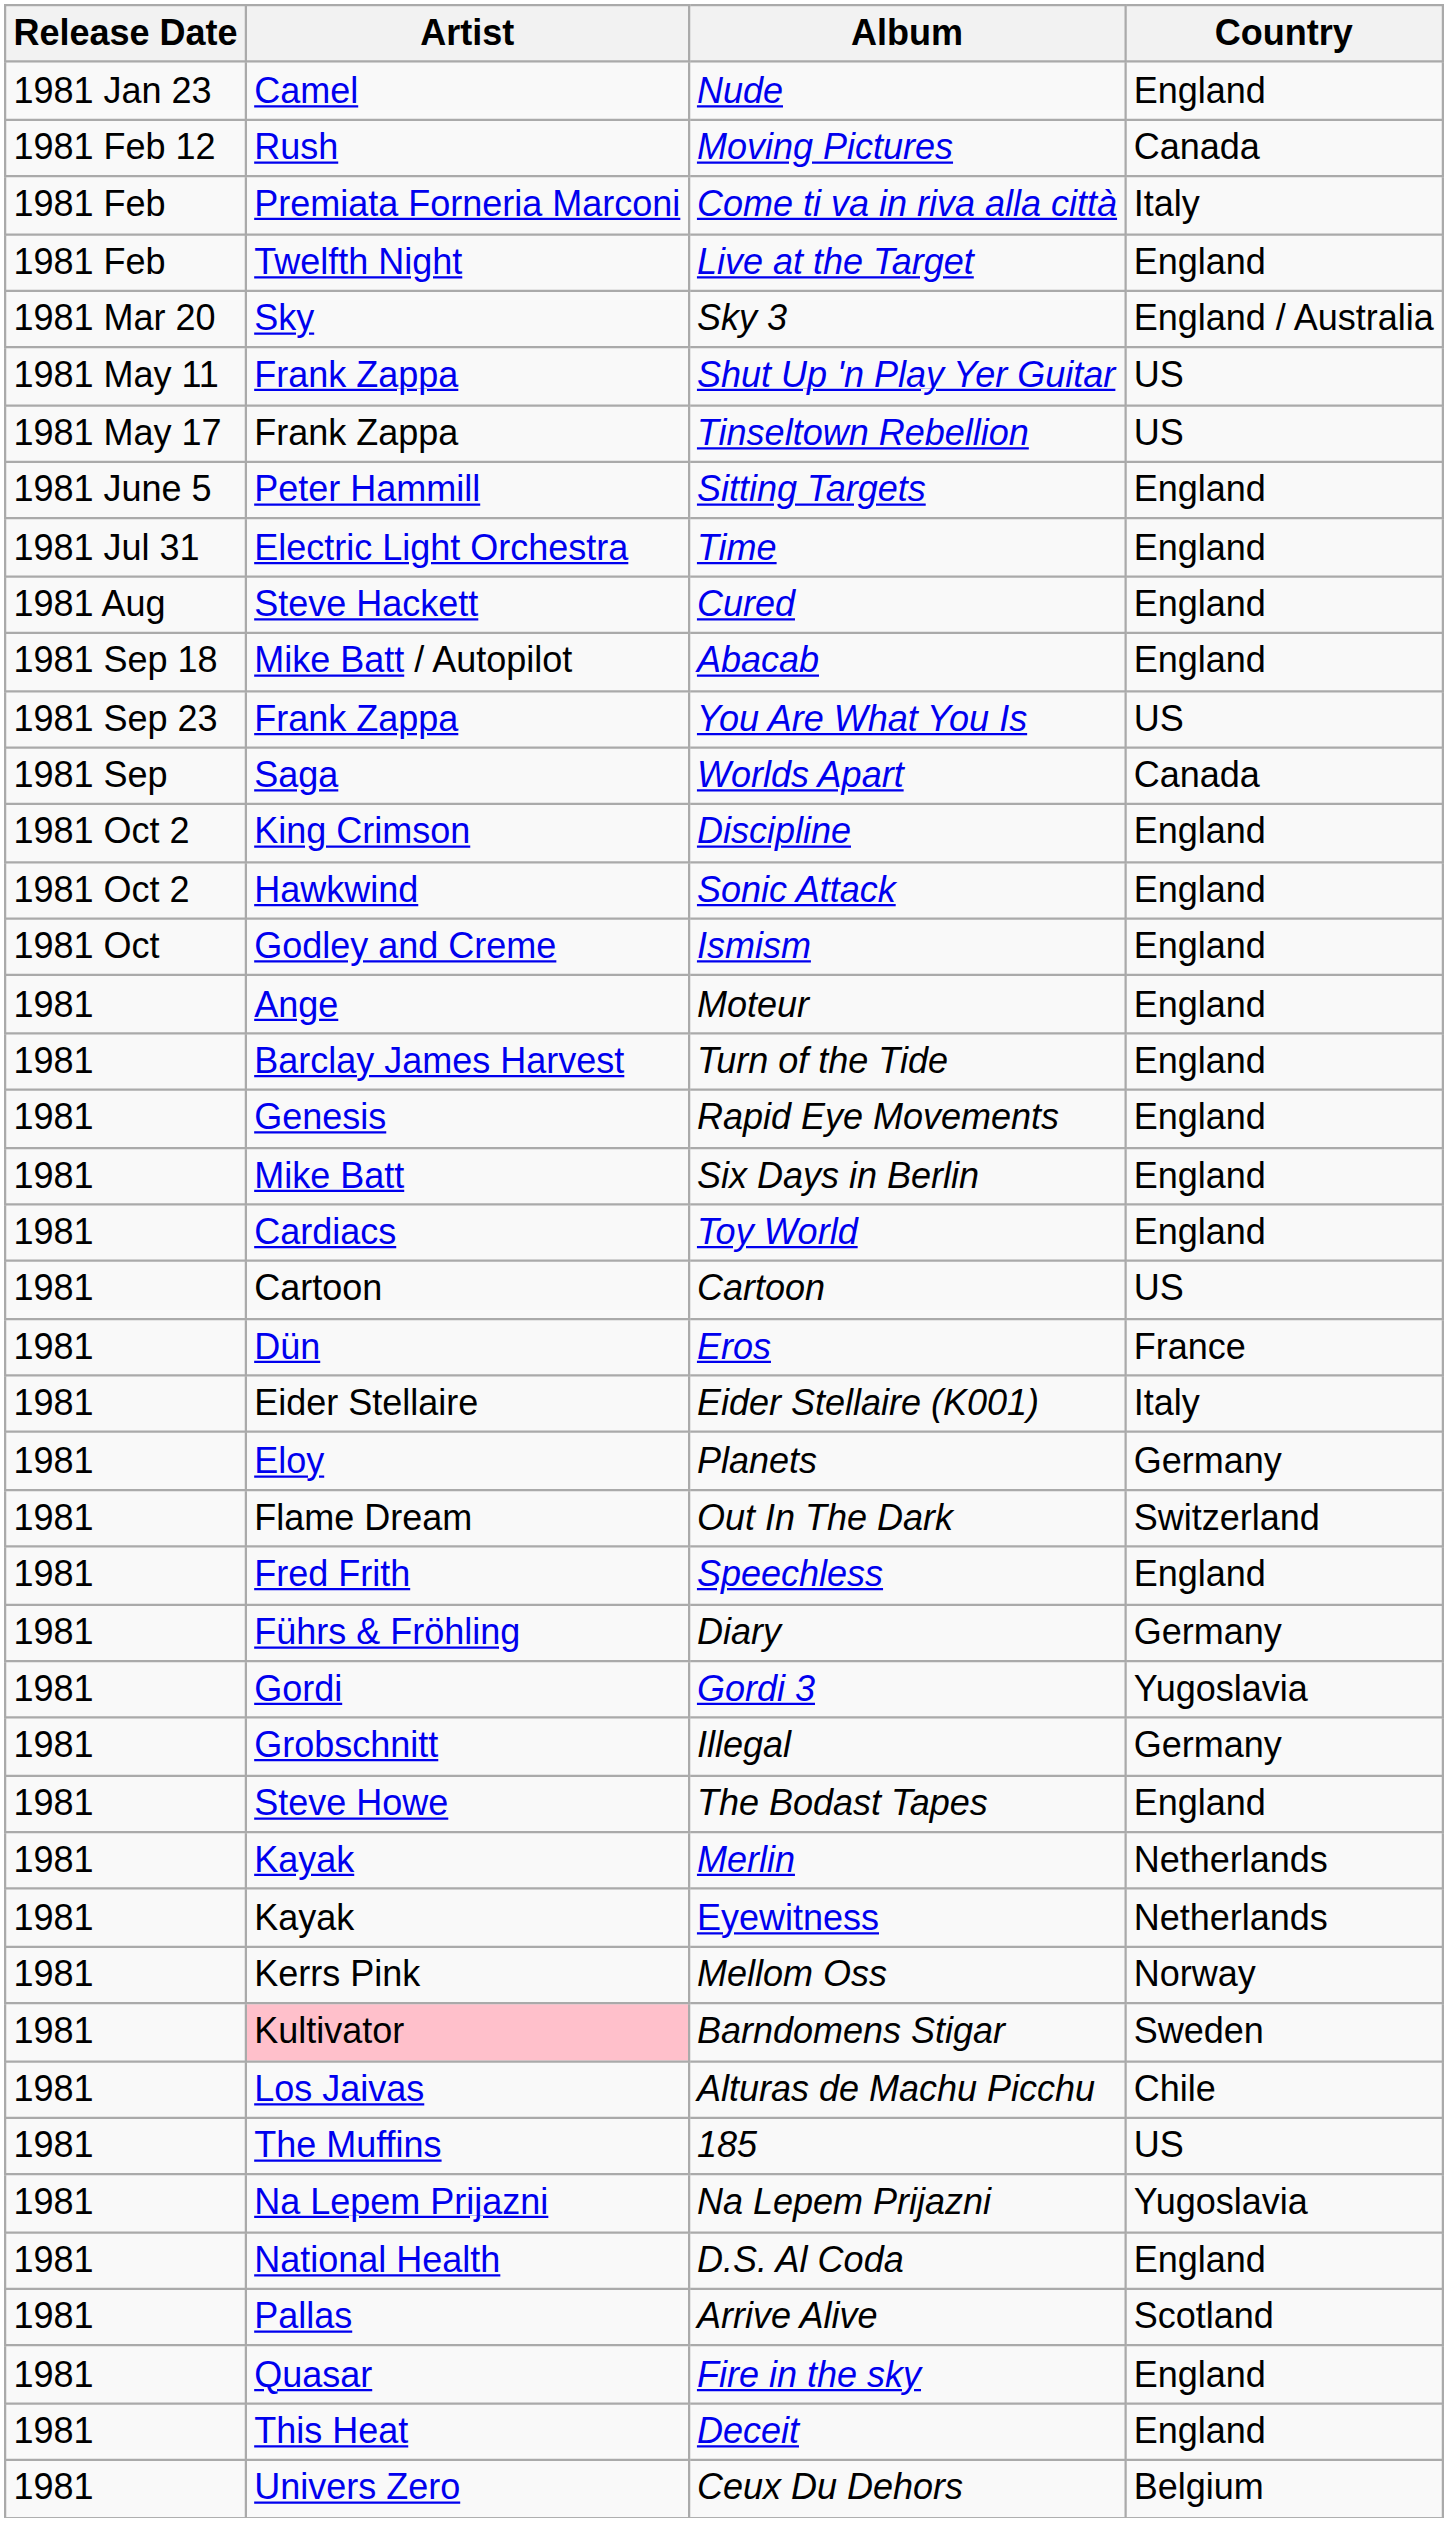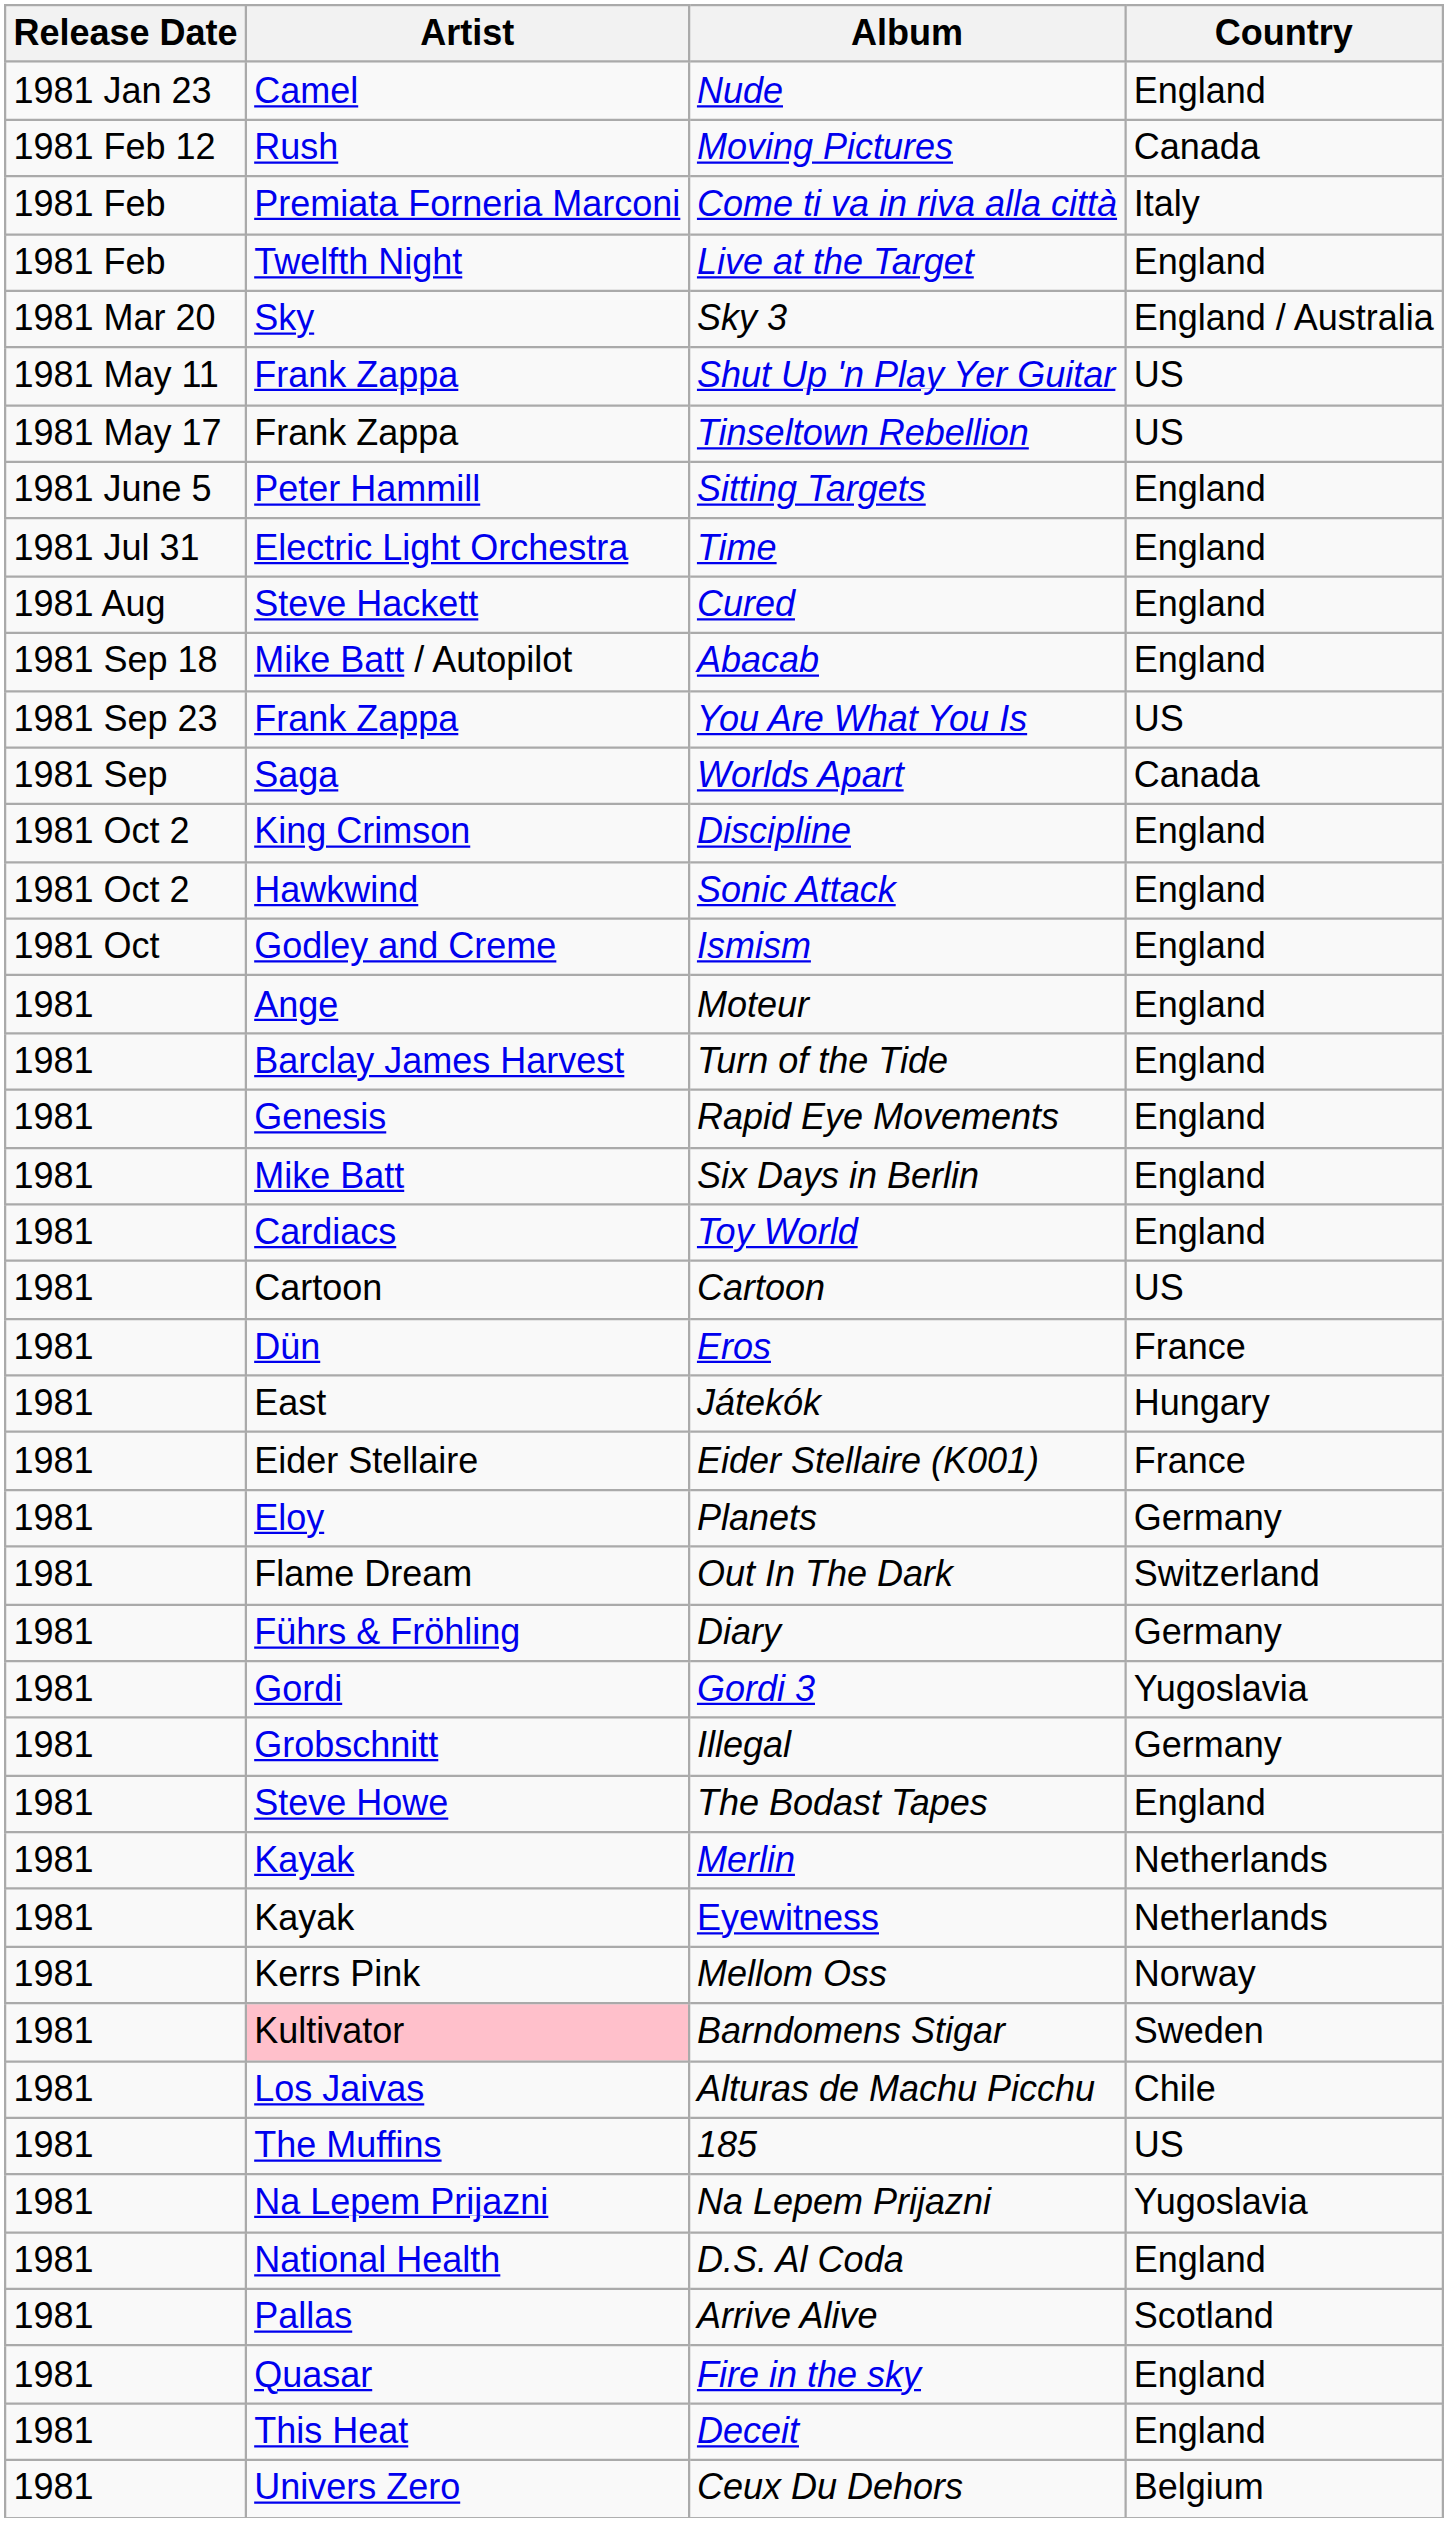+ row: (759, 1403)
(1167, 1403) Italy -> (1190, 1460) France
- row: (790, 1574)
